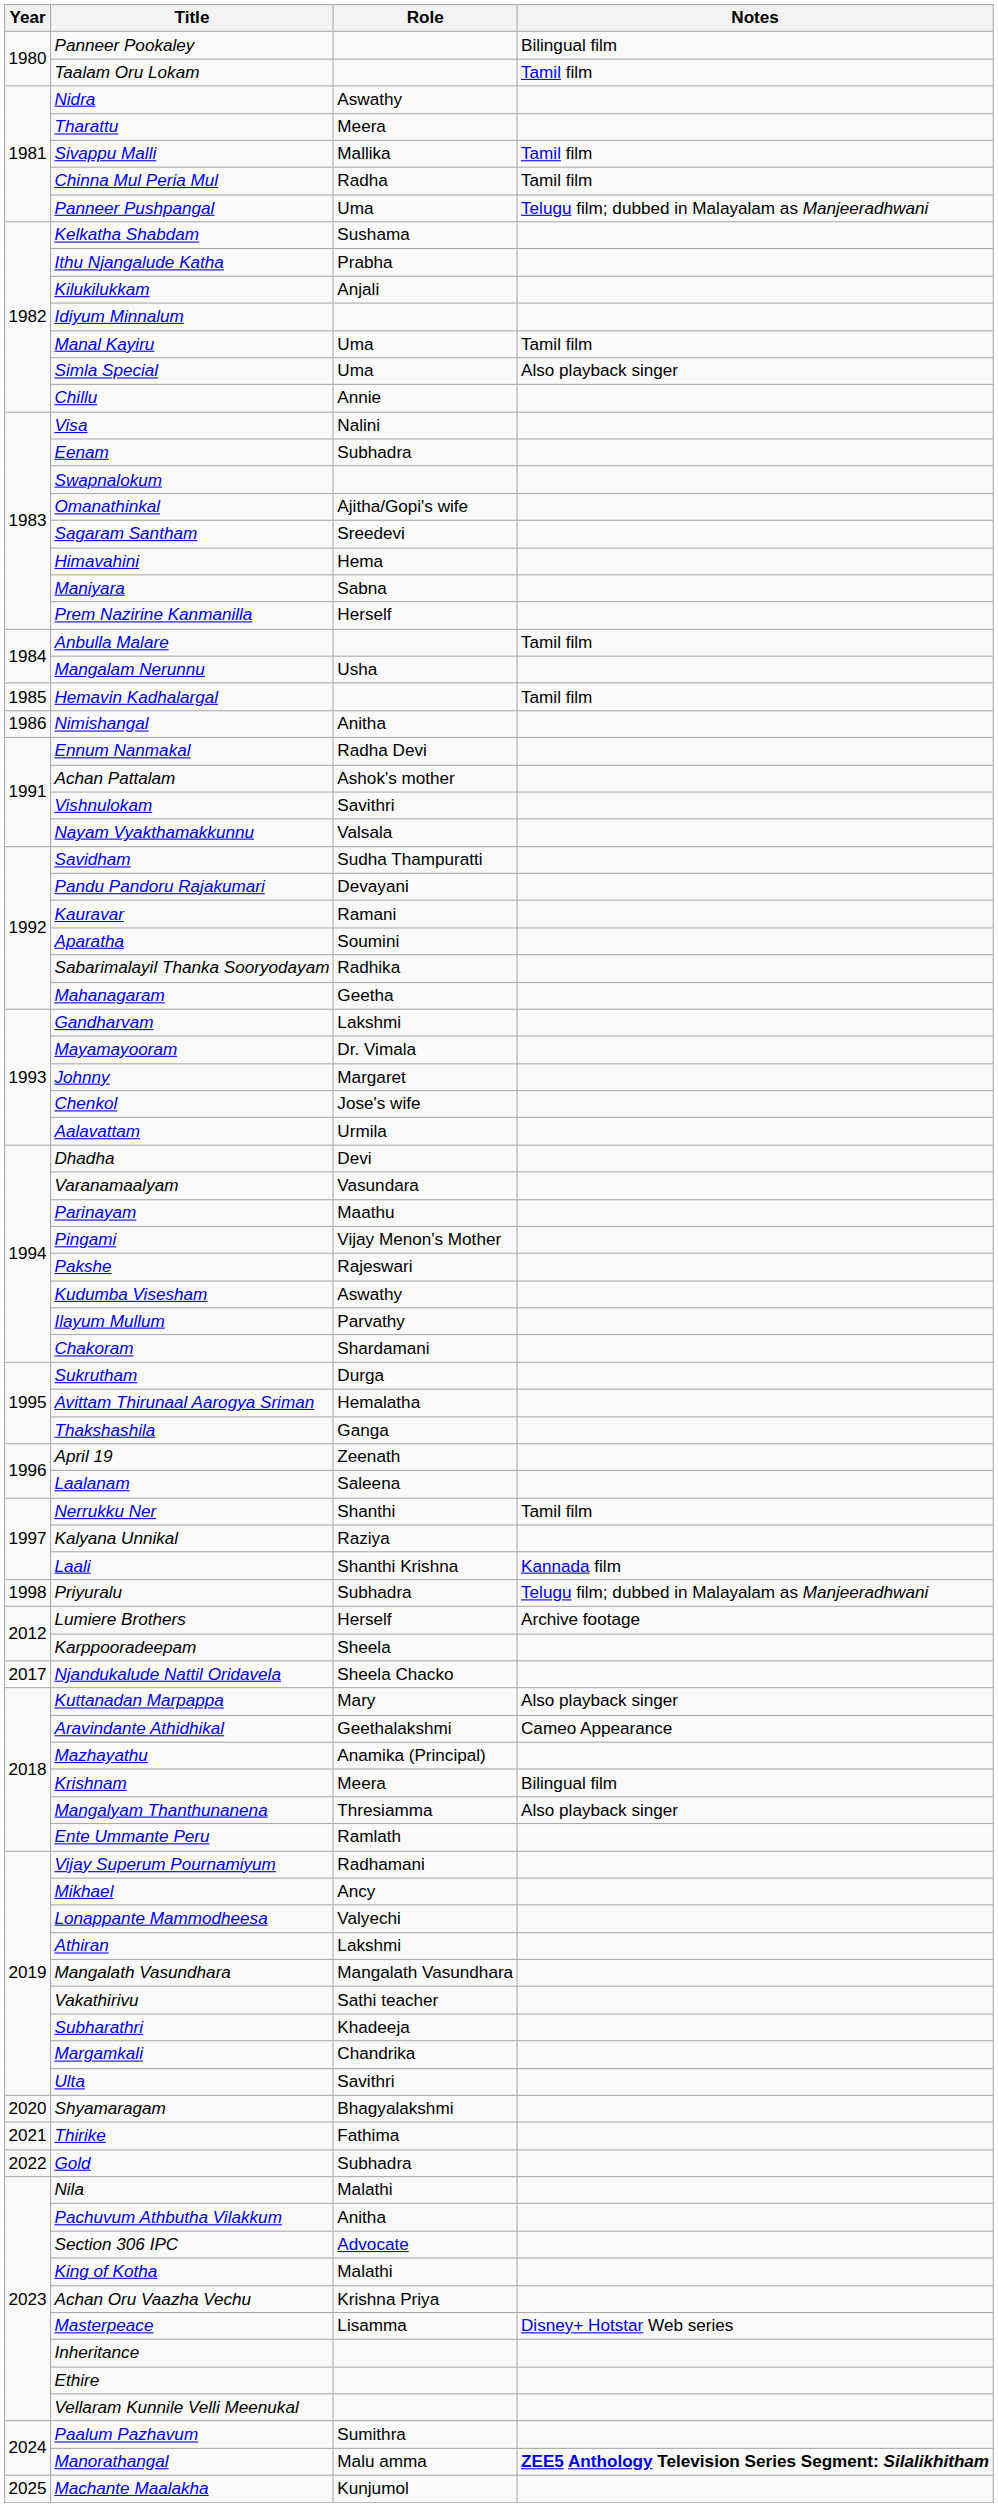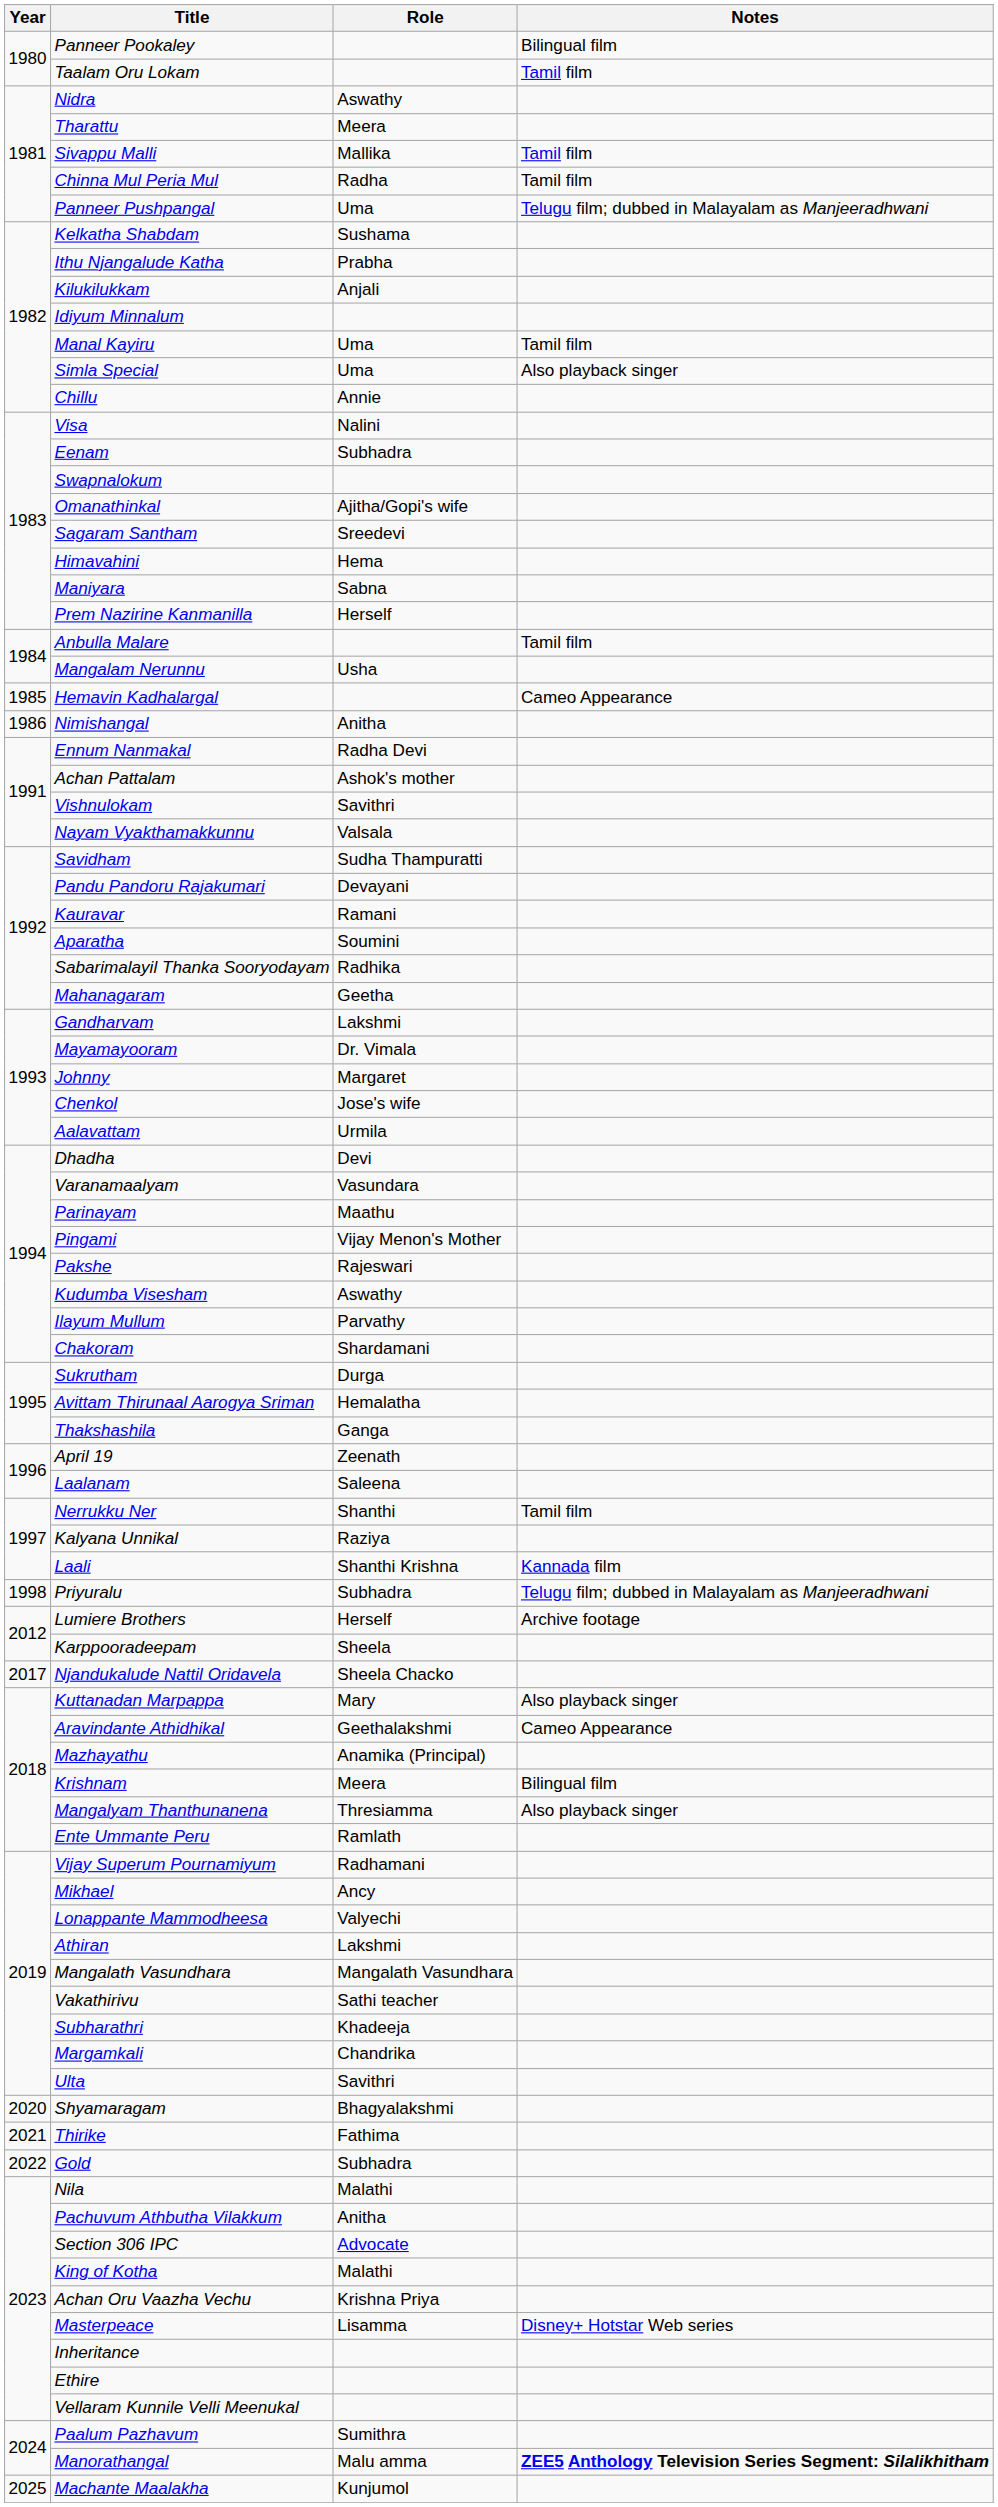(557, 696) Tamil film -> (597, 696) Cameo Appearance
